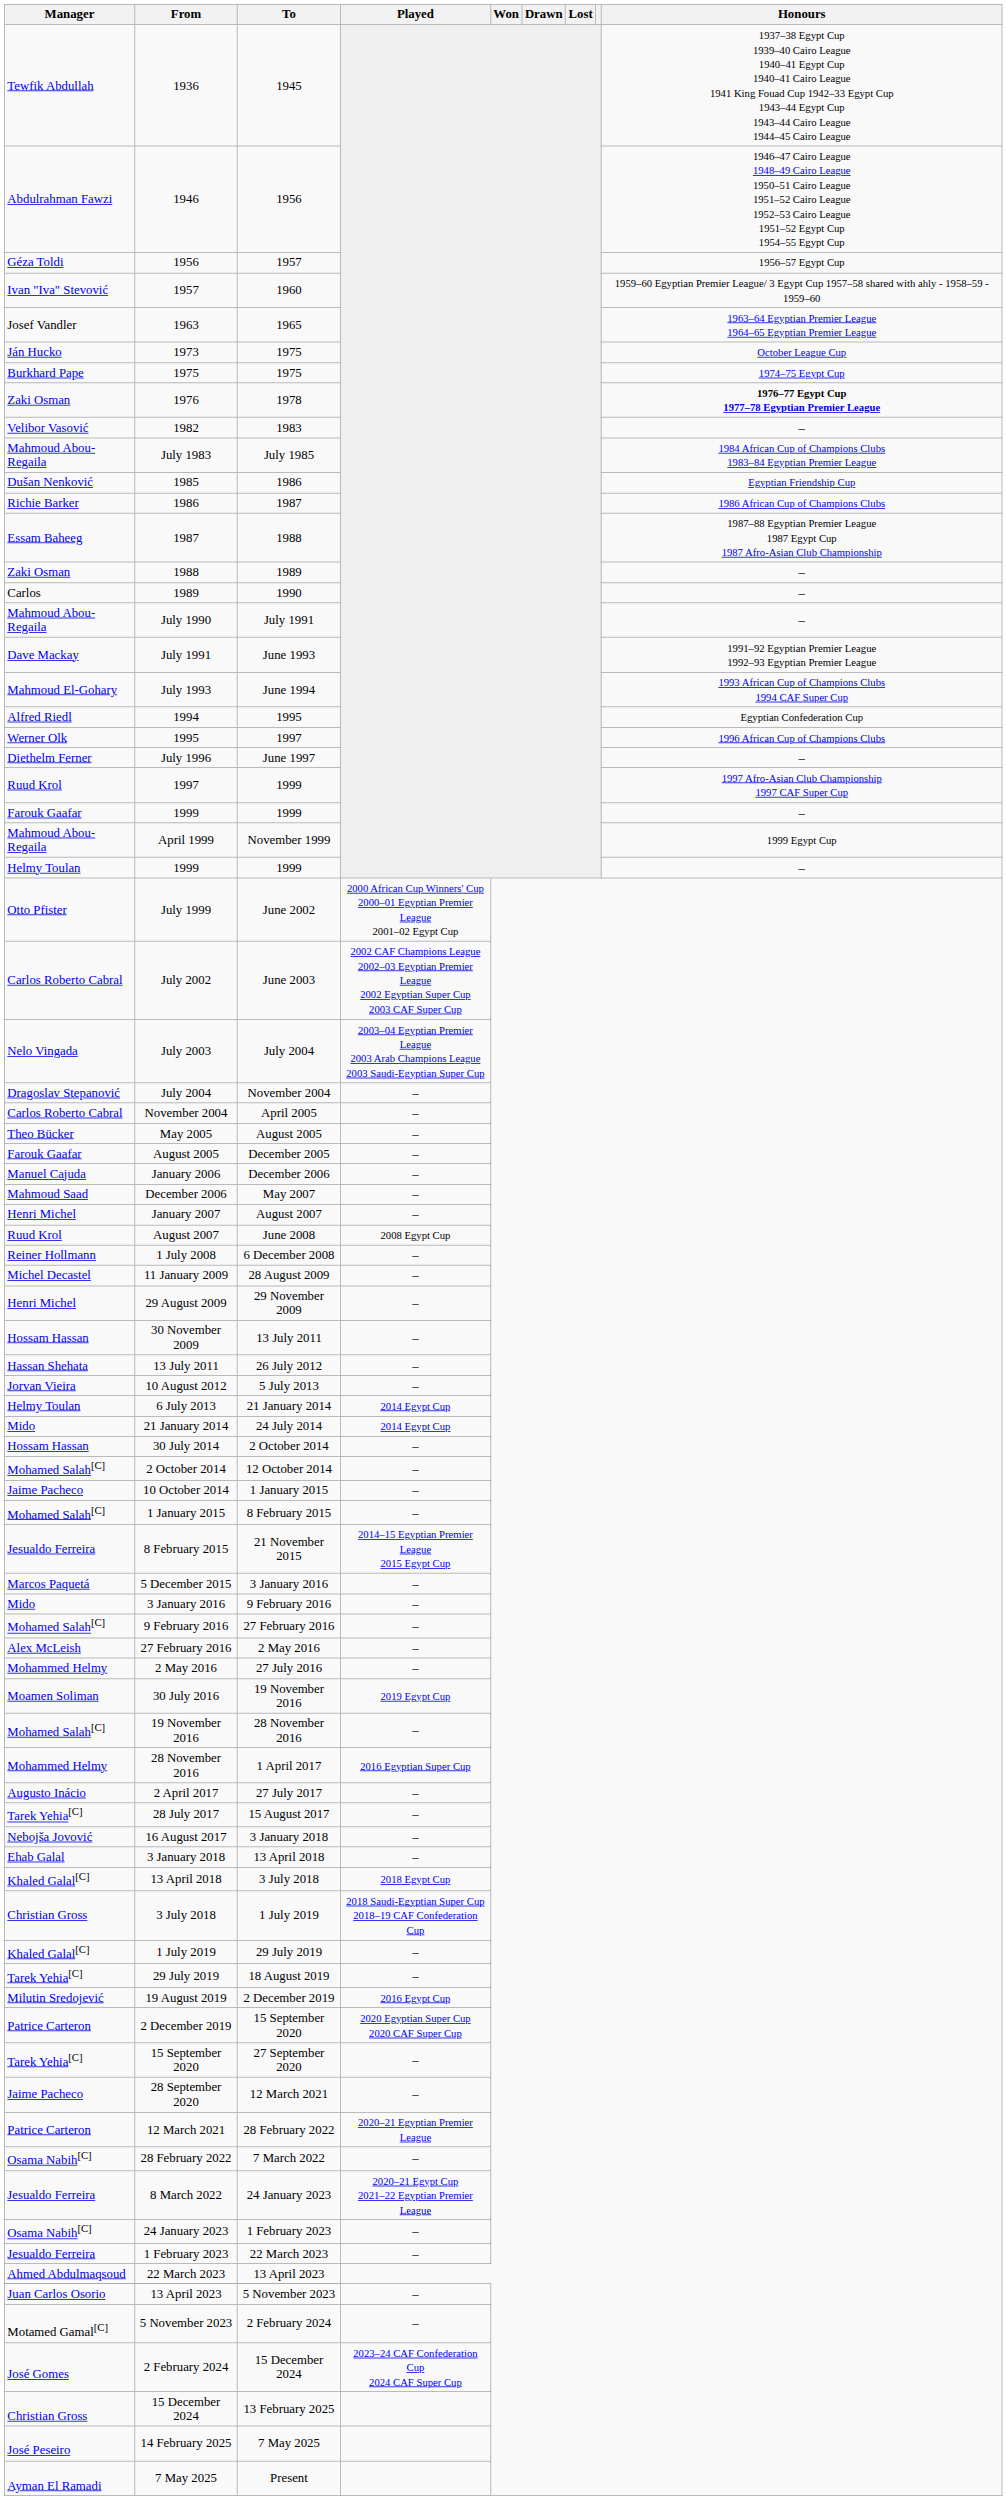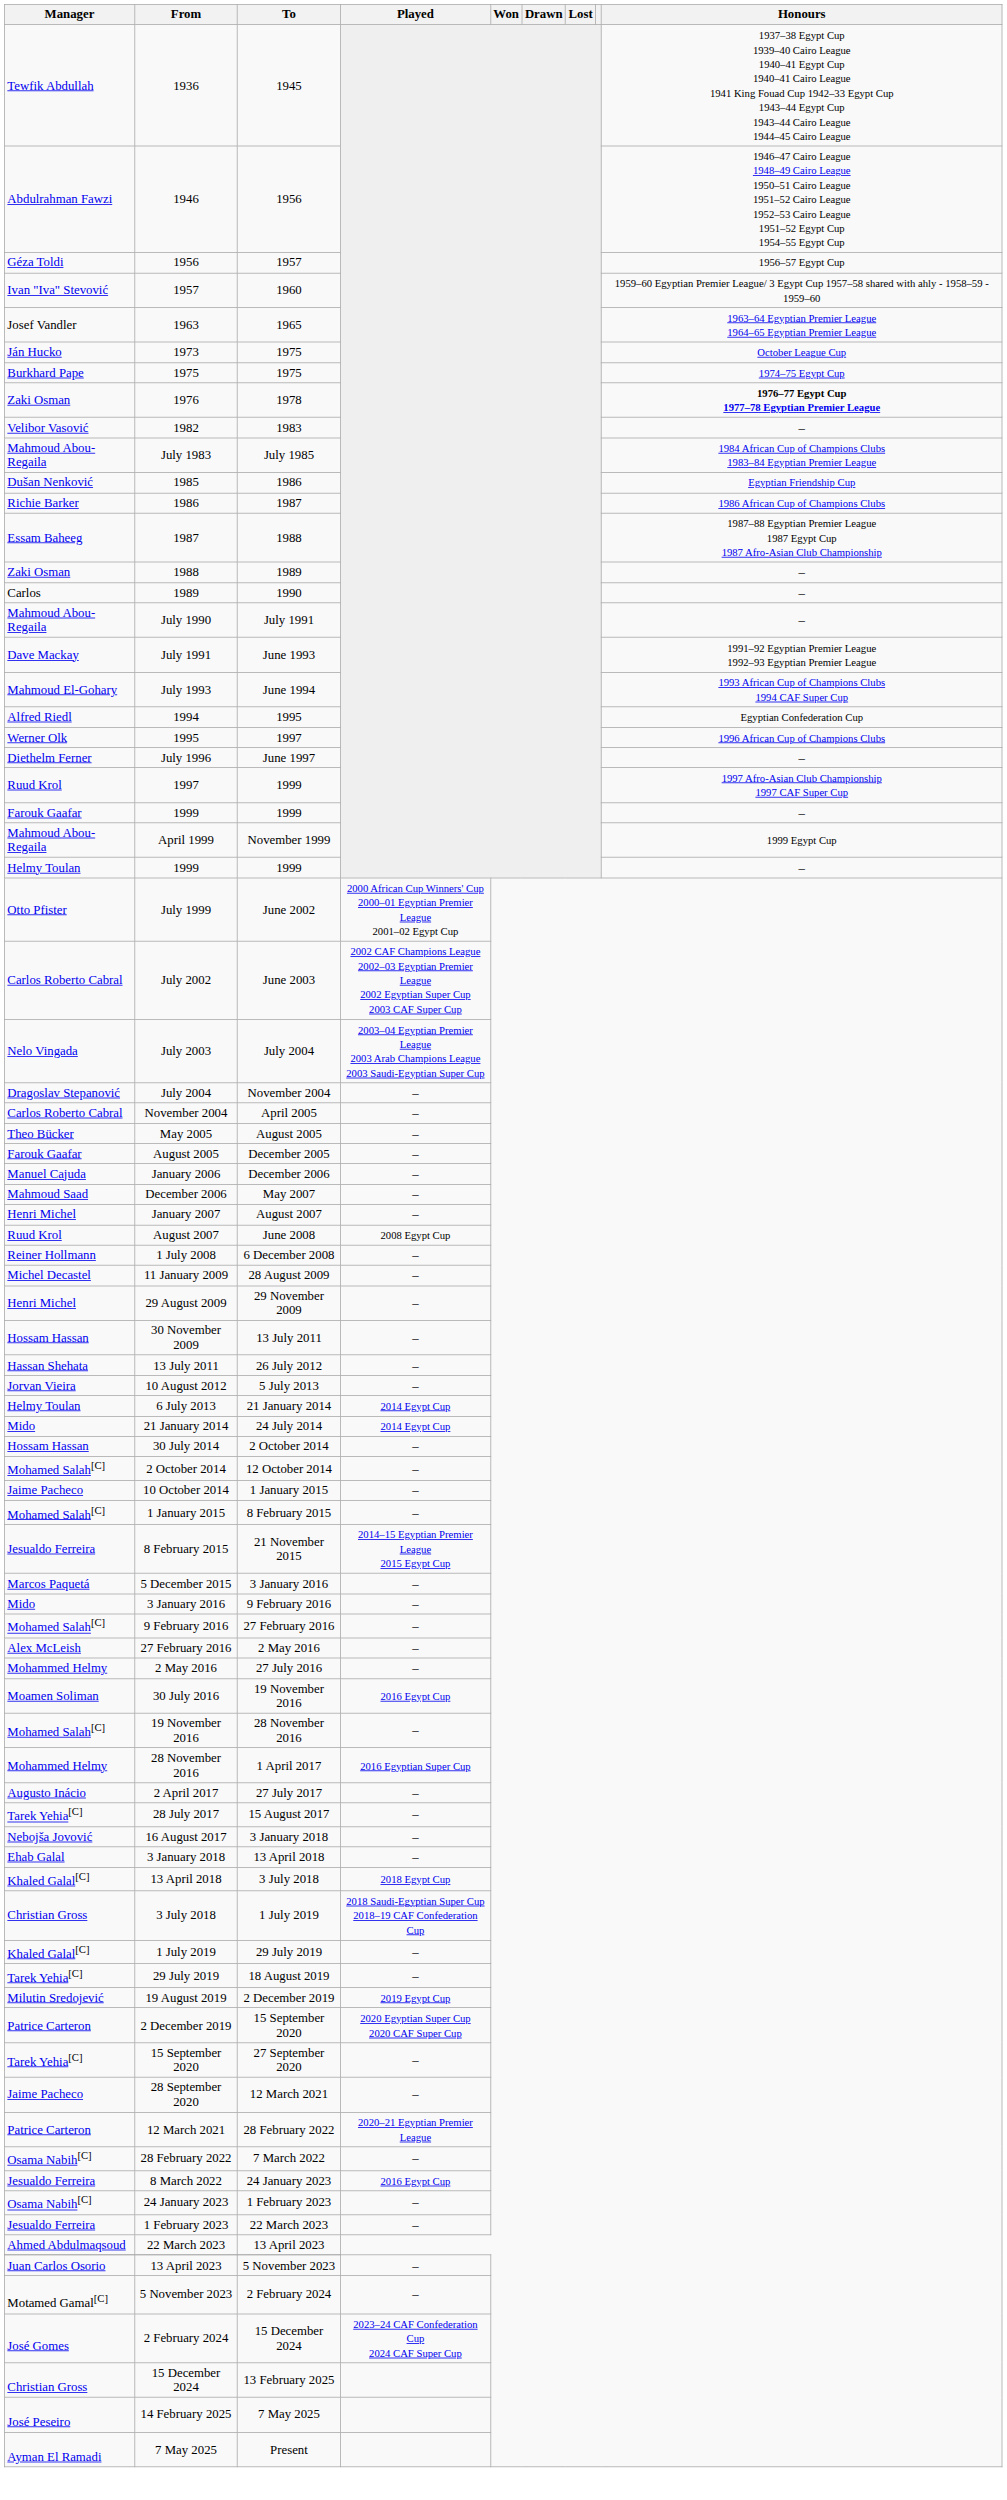(415, 1696) 2019 Egypt Cup -> (415, 1696) 2016 Egypt Cup
(415, 1998) 2016 Egypt Cup -> (415, 1998) 2019 Egypt Cup
(415, 2195) 2020–21 Egypt Cup 2021–22 Egyptian Premier League -> (415, 2181) 2016 Egypt Cup
